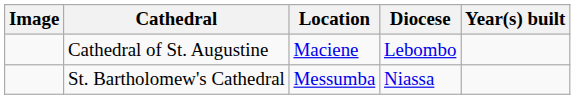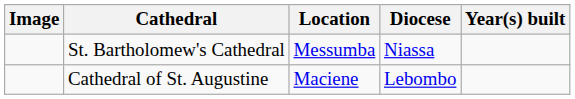rows swapped: (168, 49) <-> (176, 79)
